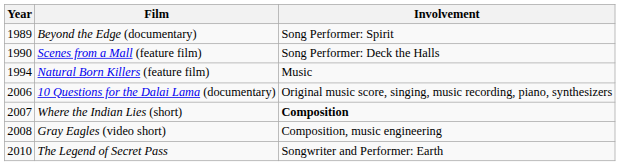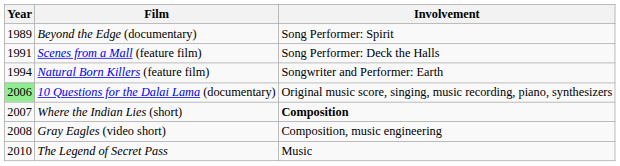(20, 53) 1990 -> (20, 53) 1991
(297, 72) Music -> (362, 72) Songwriter and Performer: Earth
(20, 92) no background -> (20, 92) lightgreen background
(362, 151) Songwriter and Performer: Earth -> (297, 151) Music
